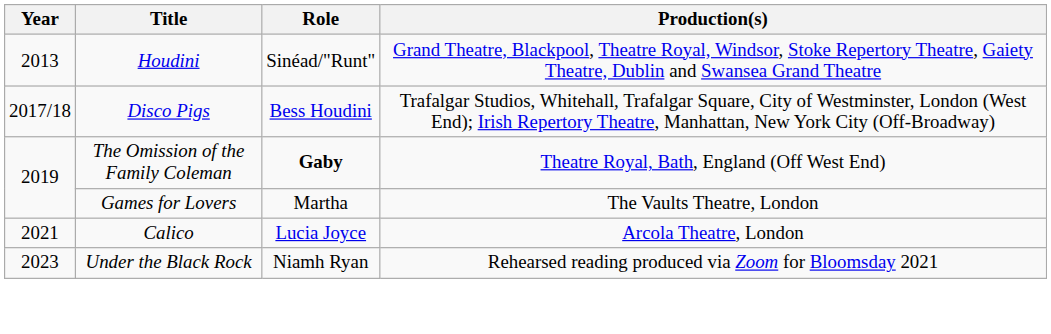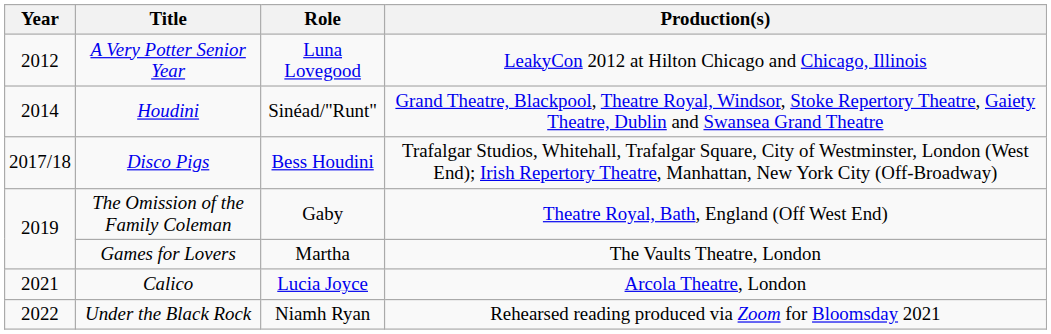+ row: (168, 60)
(40, 60) 2013 -> (40, 111) 2014
(321, 162) bold -> (323, 213) normal
(40, 262) 2023 -> (40, 314) 2022
